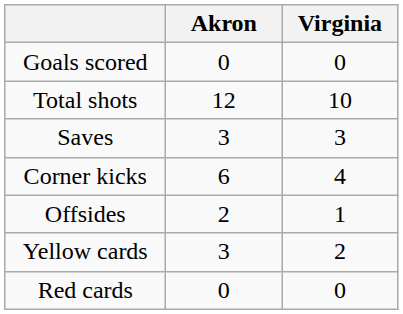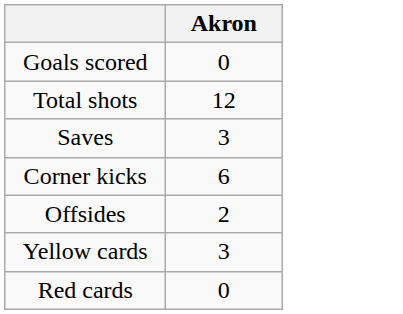- column: (340, 23)
